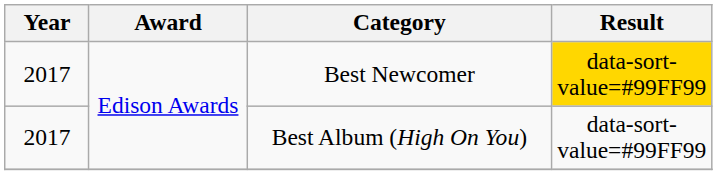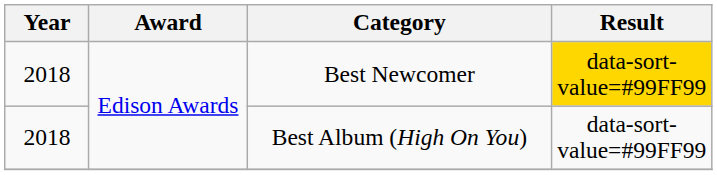(47, 73) 2017 -> (47, 73) 2018
(47, 137) 2017 -> (47, 137) 2018
